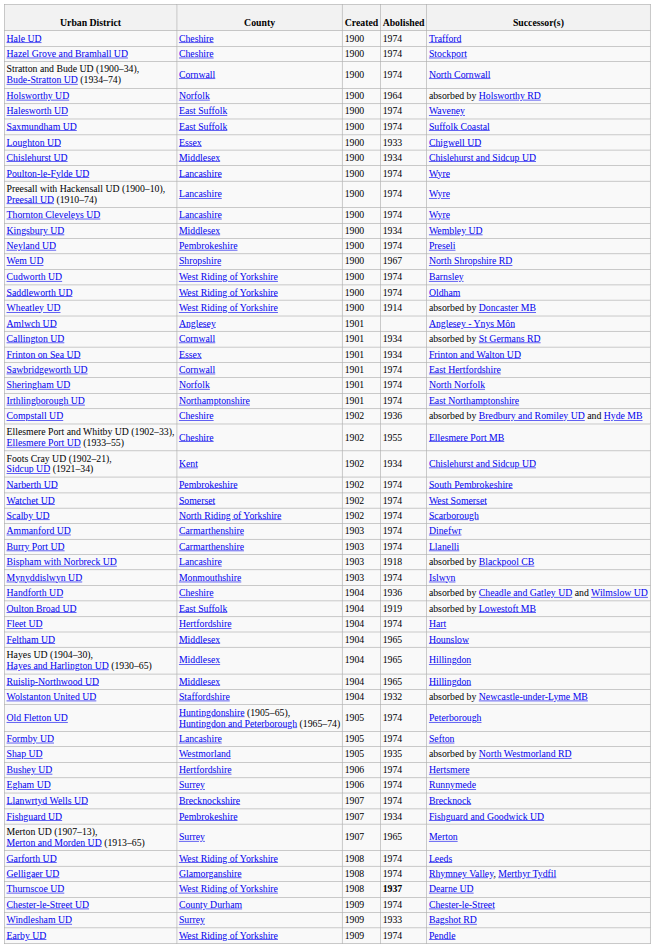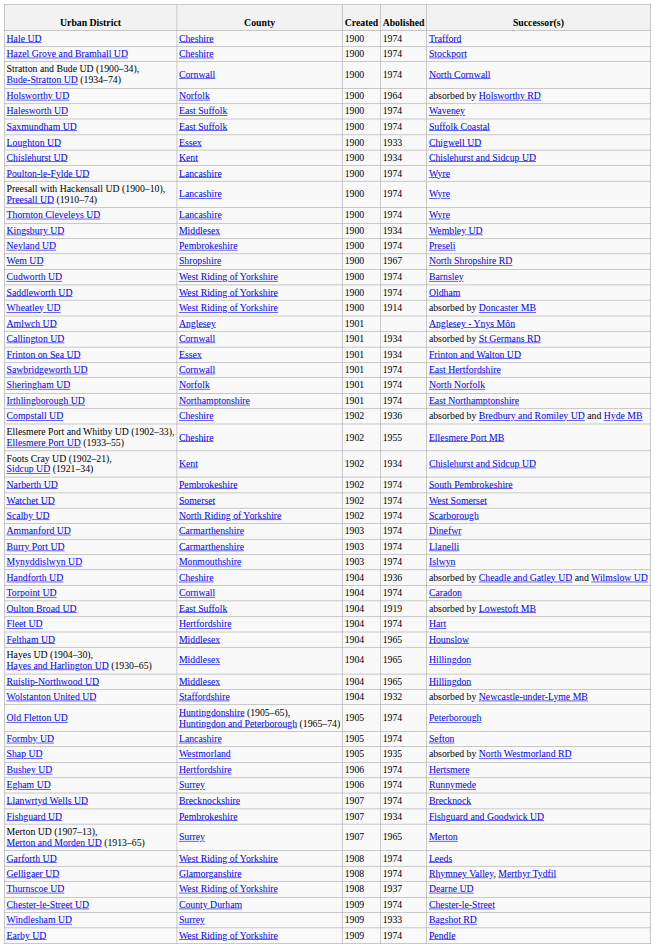(200, 158) Middlesex -> (188, 158) Kent
- row: (62, 562)
+ row: (32, 593)
(392, 889) bold -> (392, 889) normal
